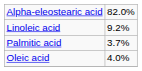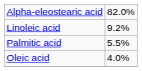(118, 43) 3.7% -> (118, 43) 5.5%
